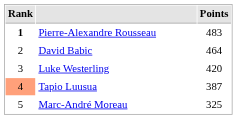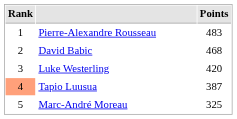(20, 32) bold -> (20, 32) normal
(214, 50) 464 -> (214, 50) 468
